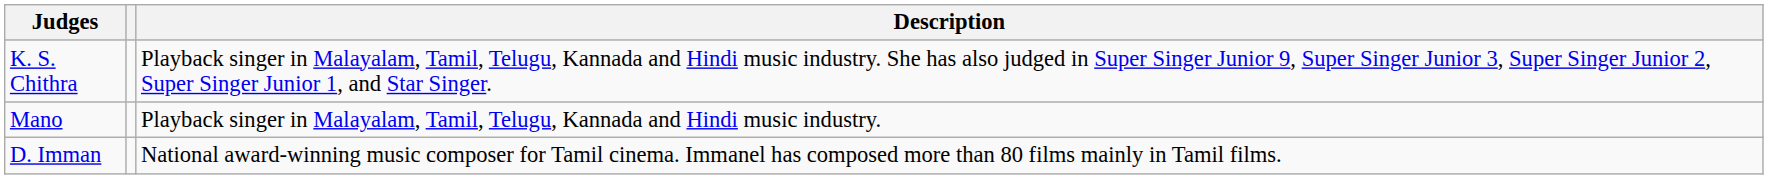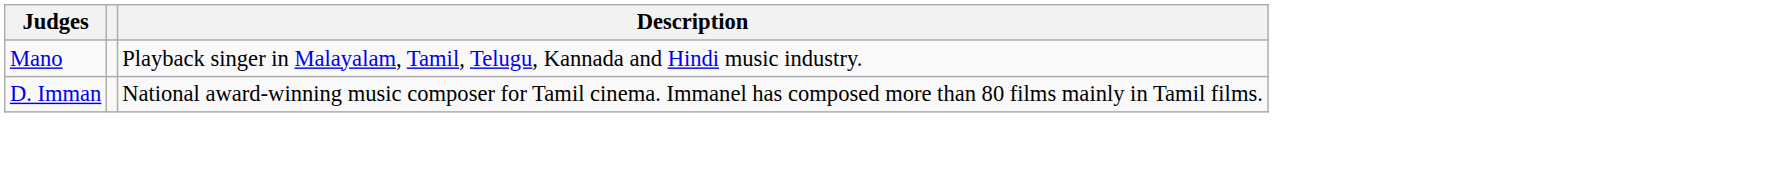- row: (44, 70)
